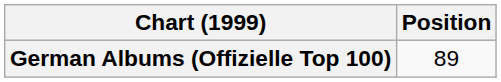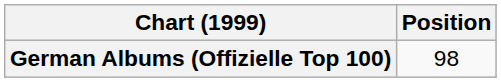(446, 58) 89 -> (446, 58) 98
